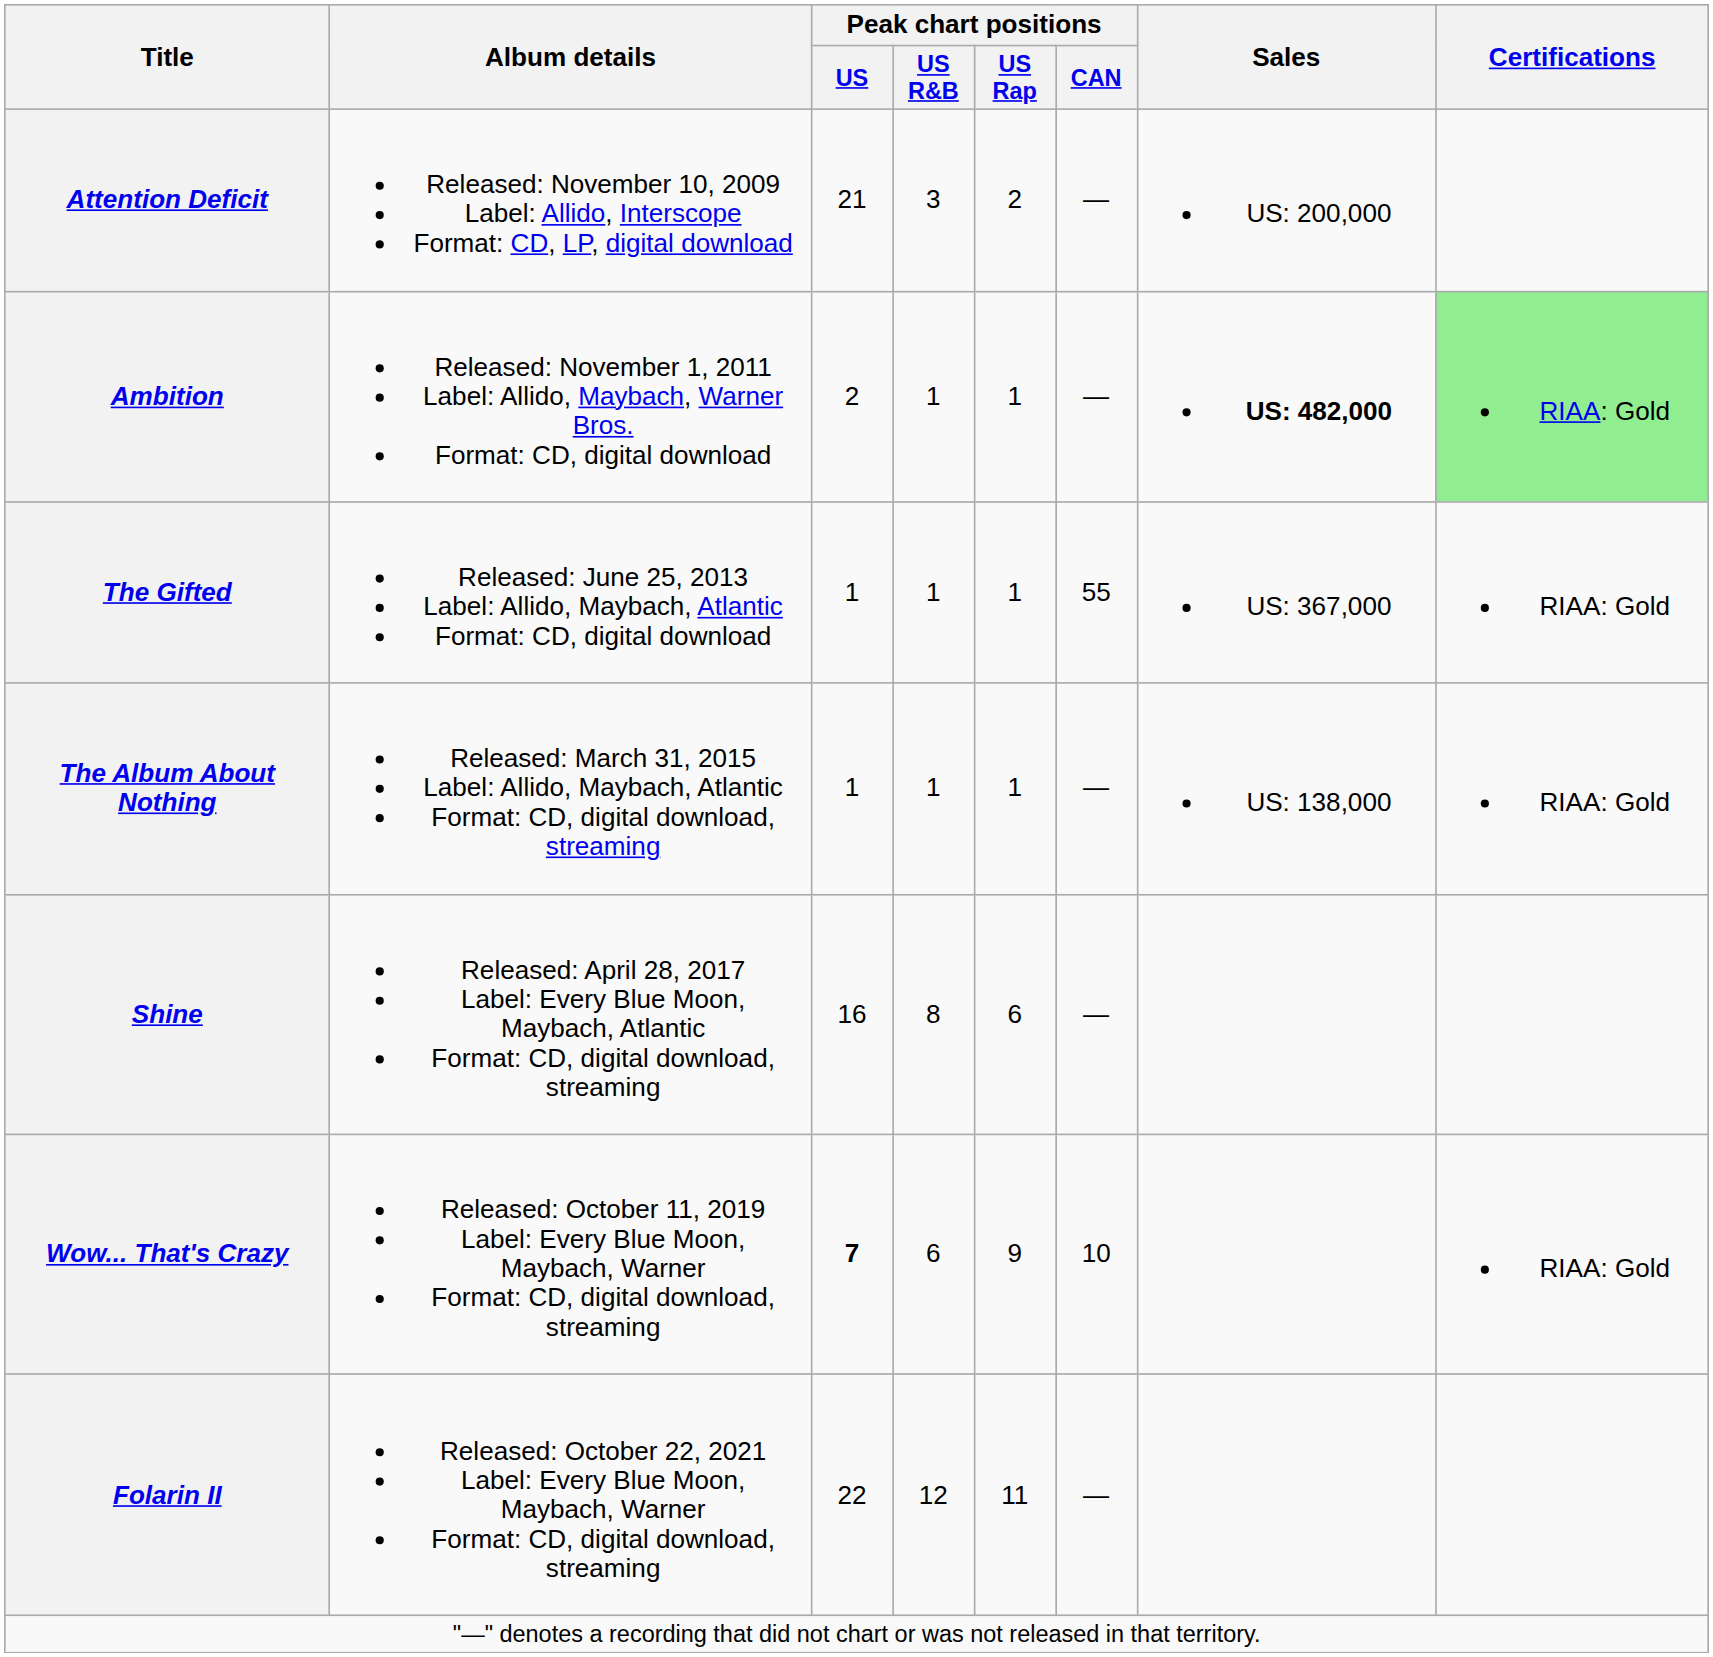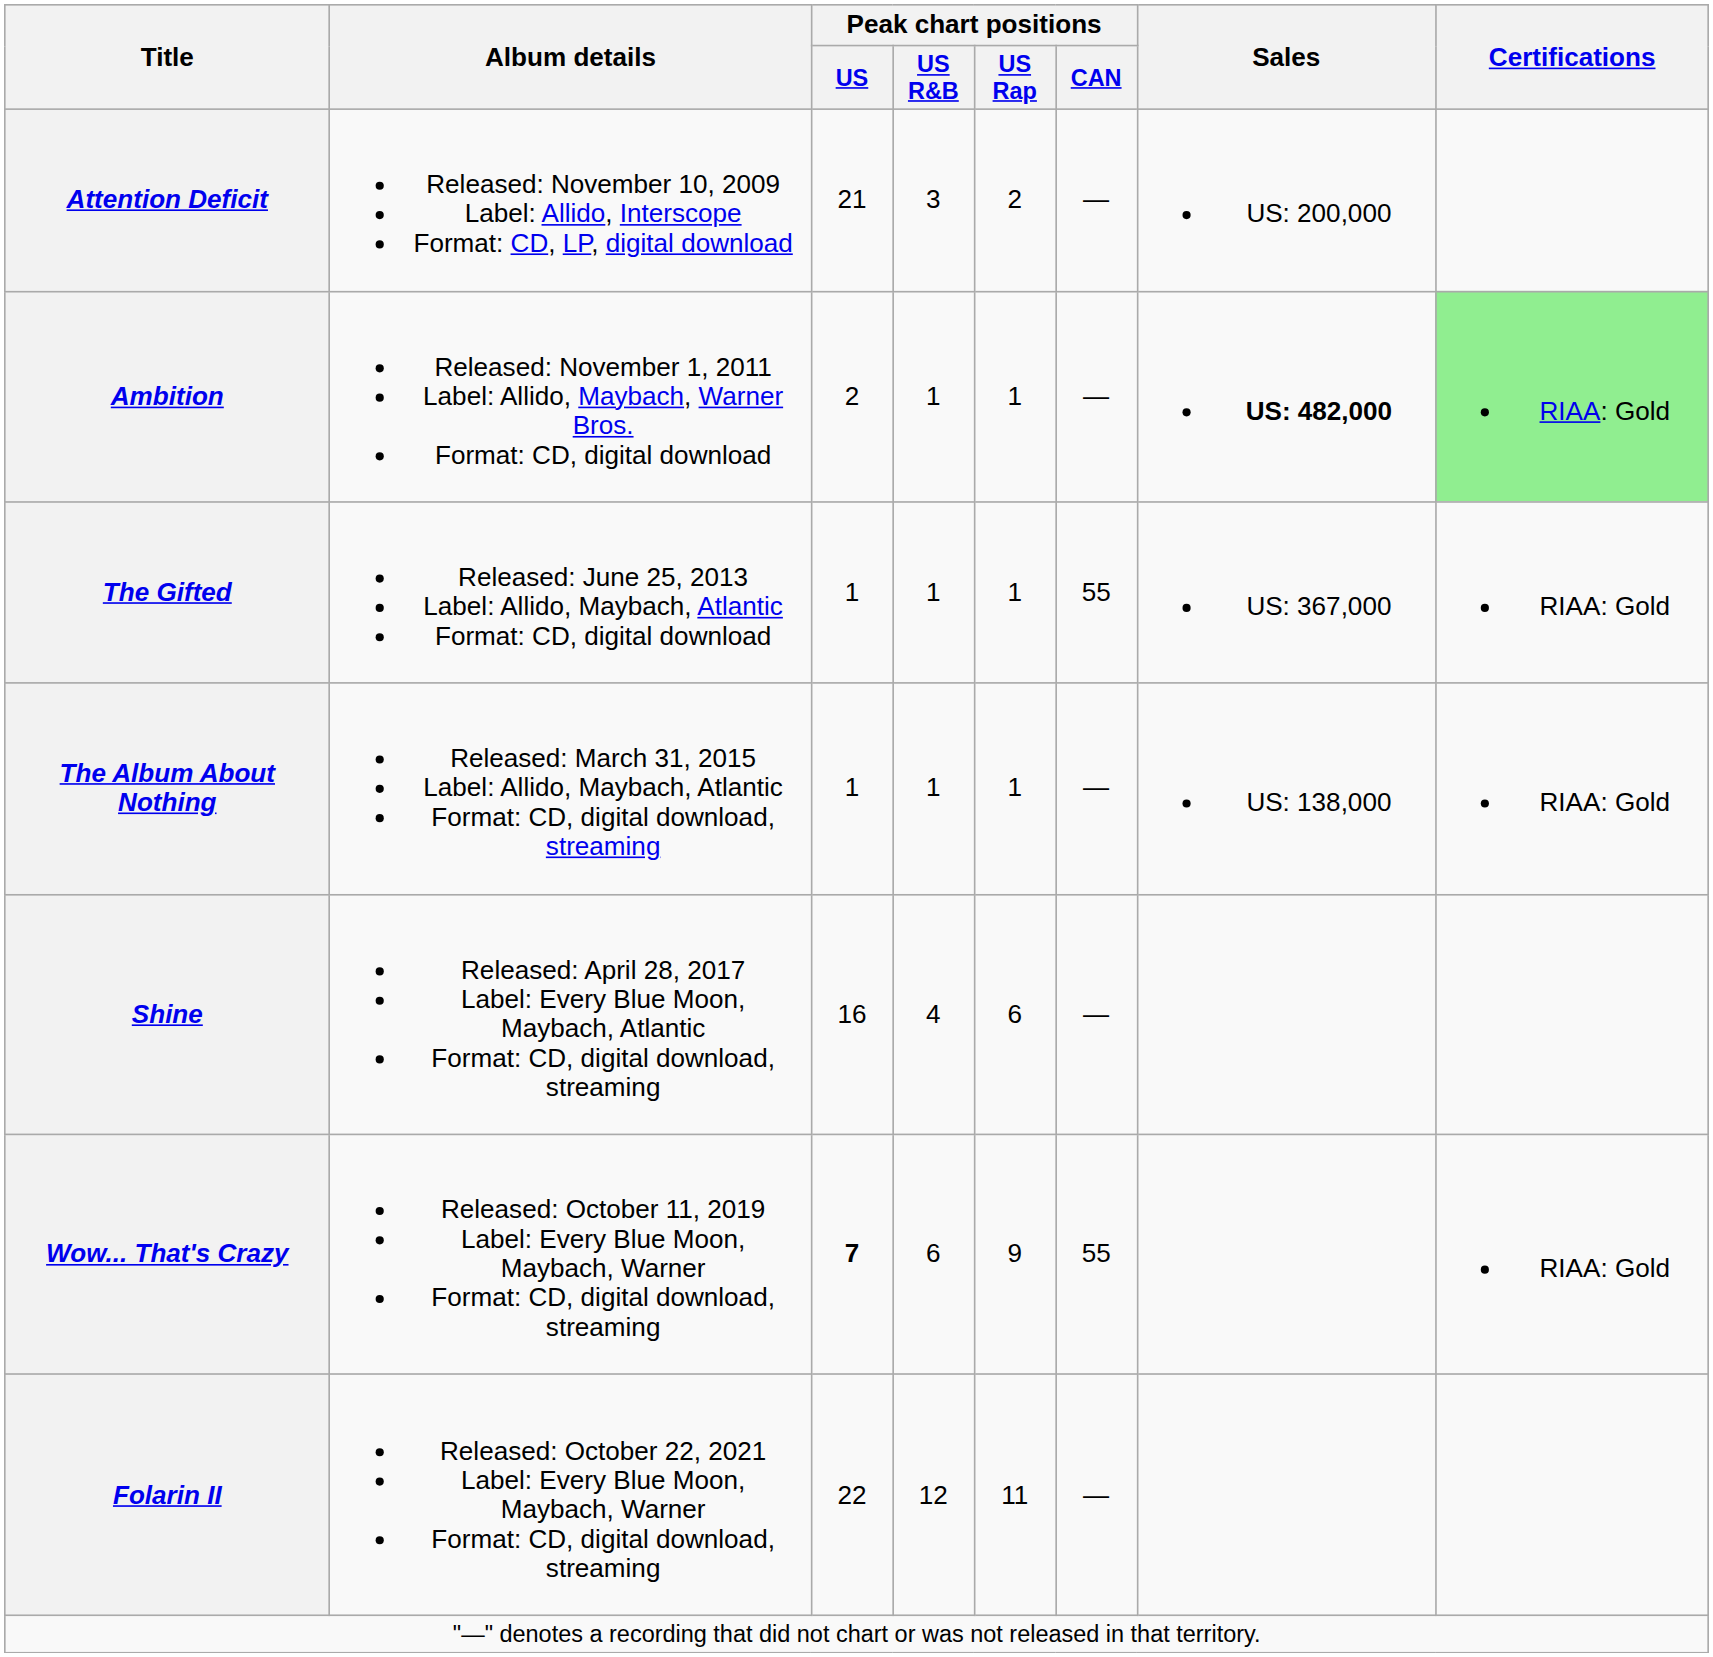(933, 1013) 8 -> (933, 1013) 4
(1096, 1254) 10 -> (1096, 1254) 55
